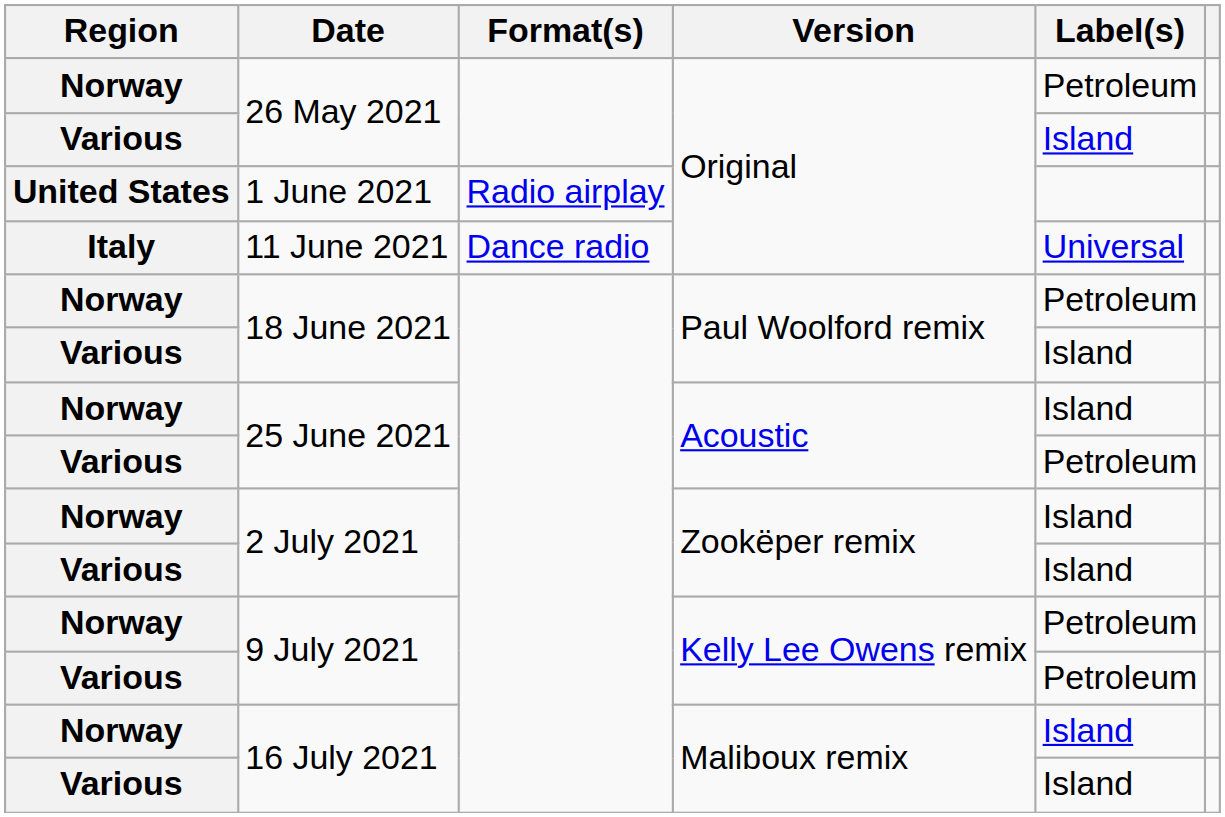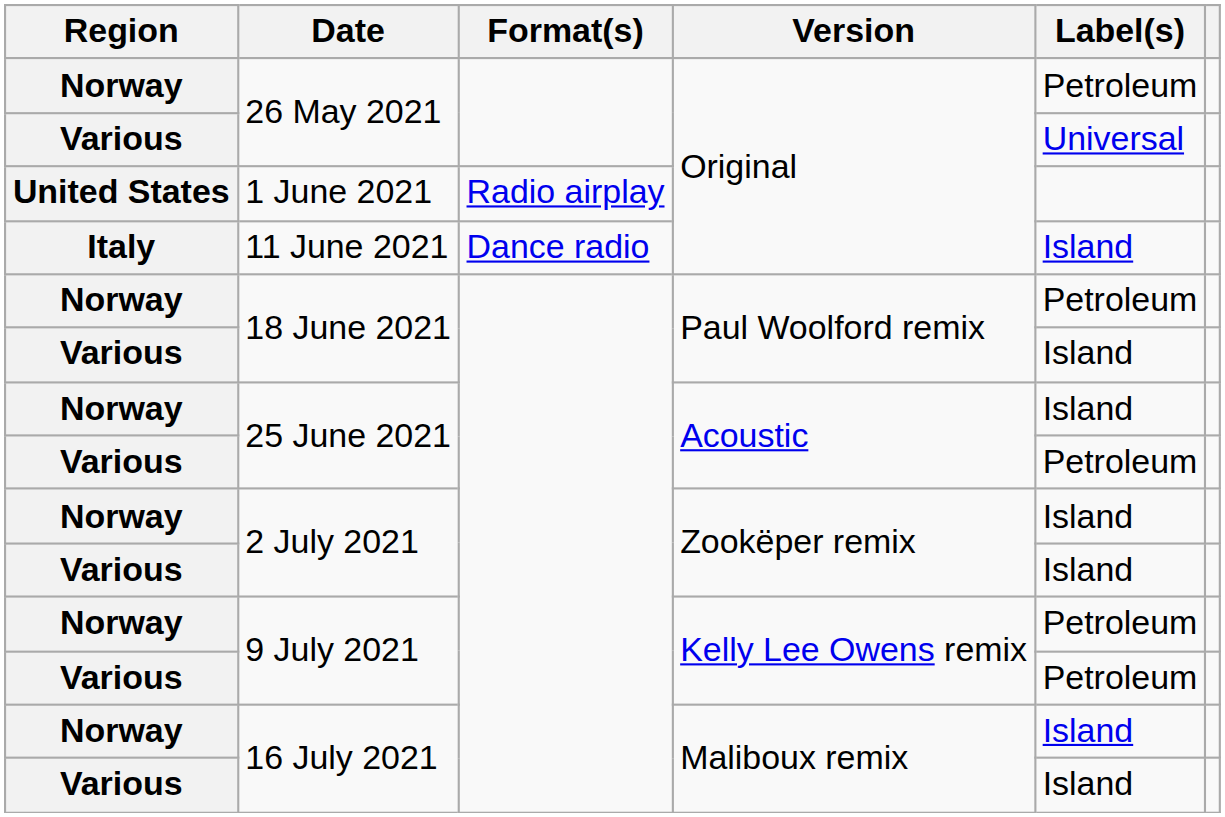(1088, 138) Island -> (1113, 138) Universal
(1113, 246) Universal -> (1088, 246) Island
